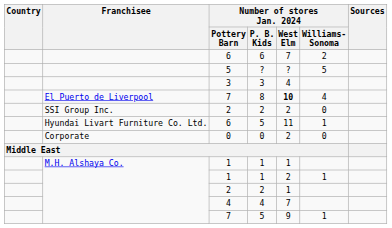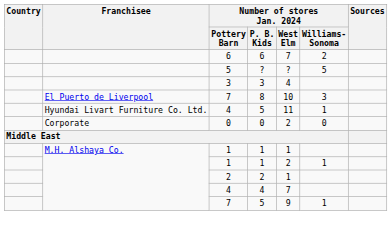(288, 97) bold -> (288, 97) normal
(324, 97) 4 -> (324, 97) 3
- row: (79, 110)
(229, 123) 6 -> (229, 110) 4
